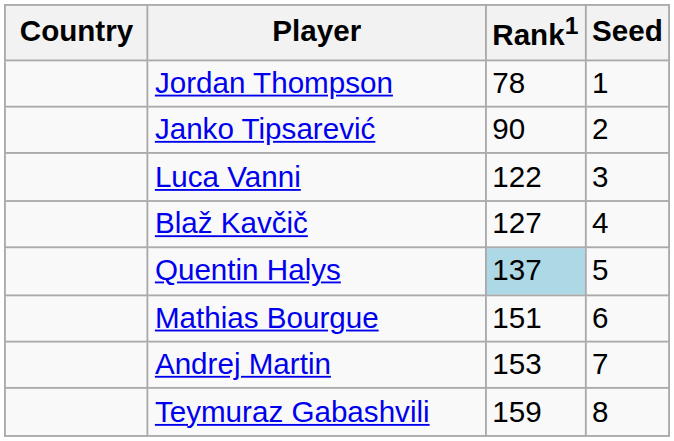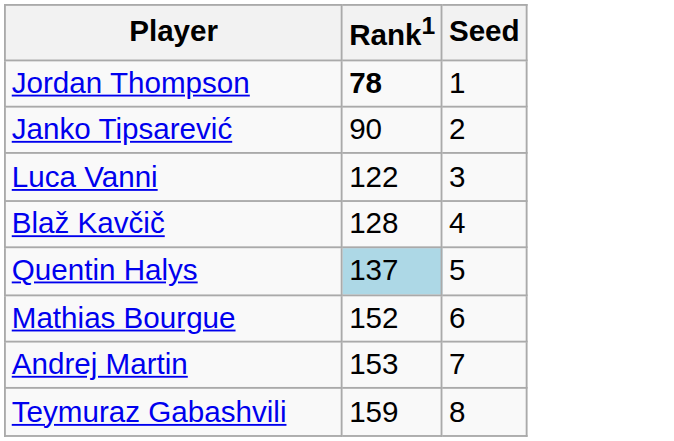- column: (76, 31)
(509, 82) normal -> (366, 82) bold
(517, 223) 127 -> (374, 223) 128
(517, 317) 151 -> (374, 317) 152
